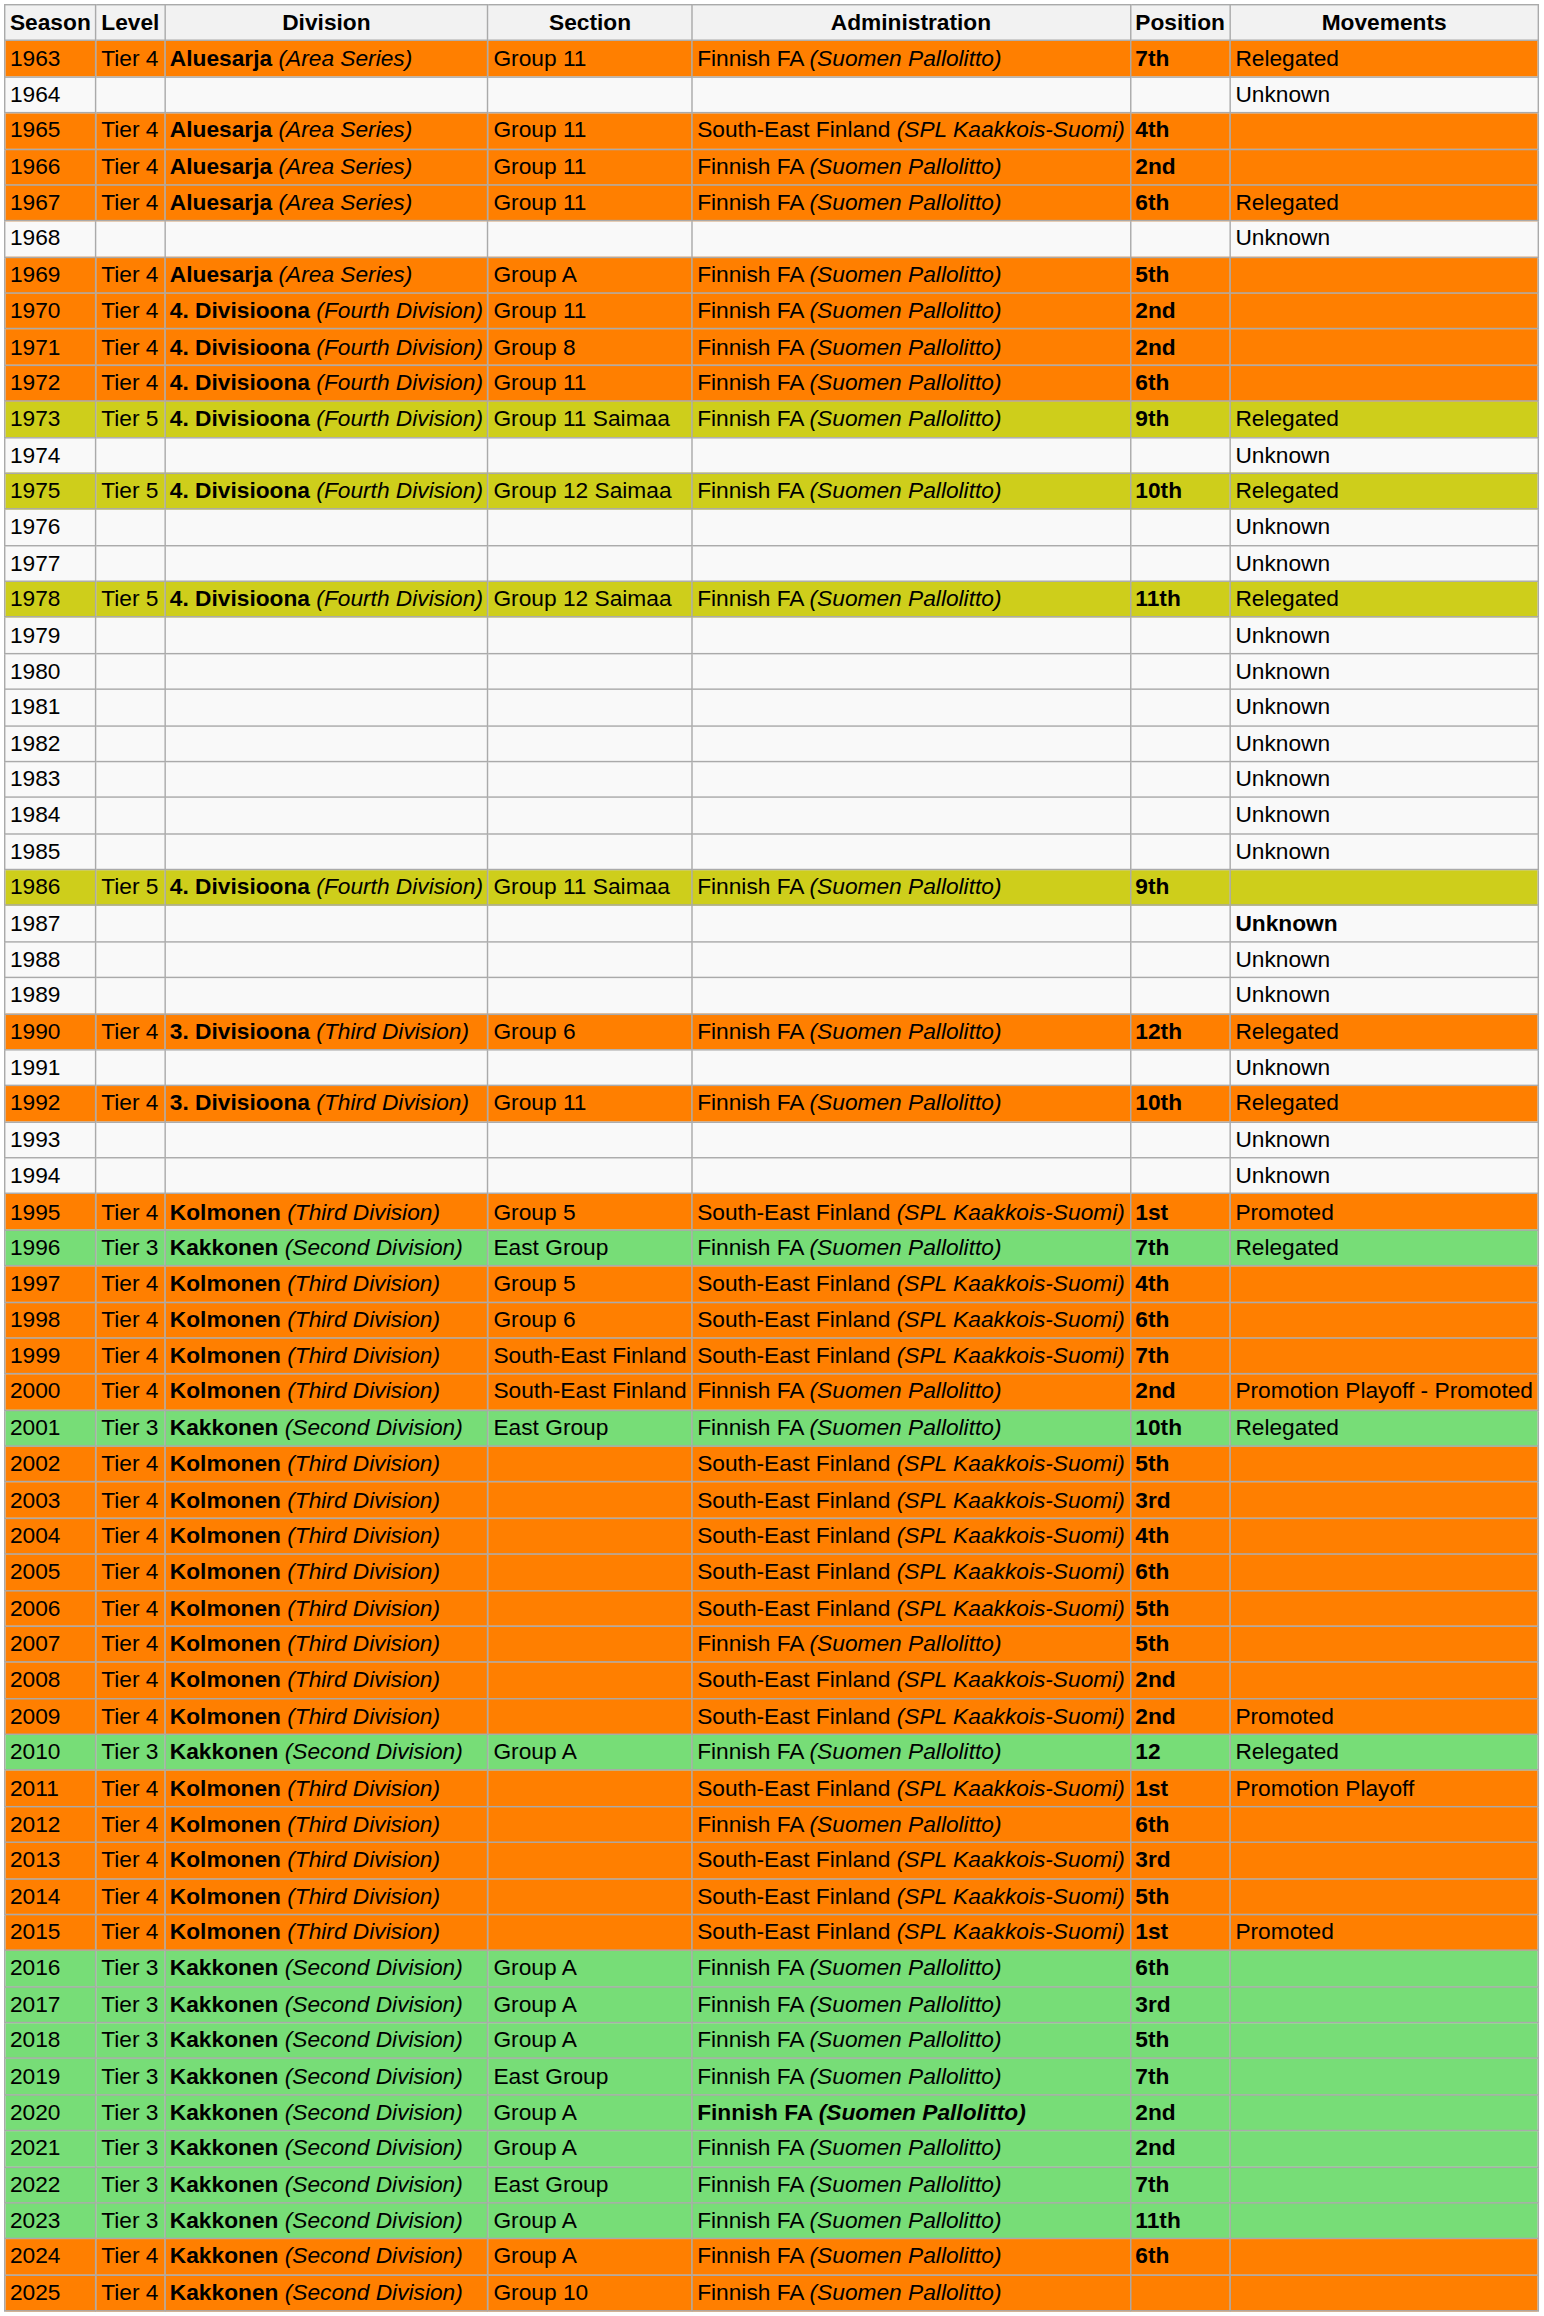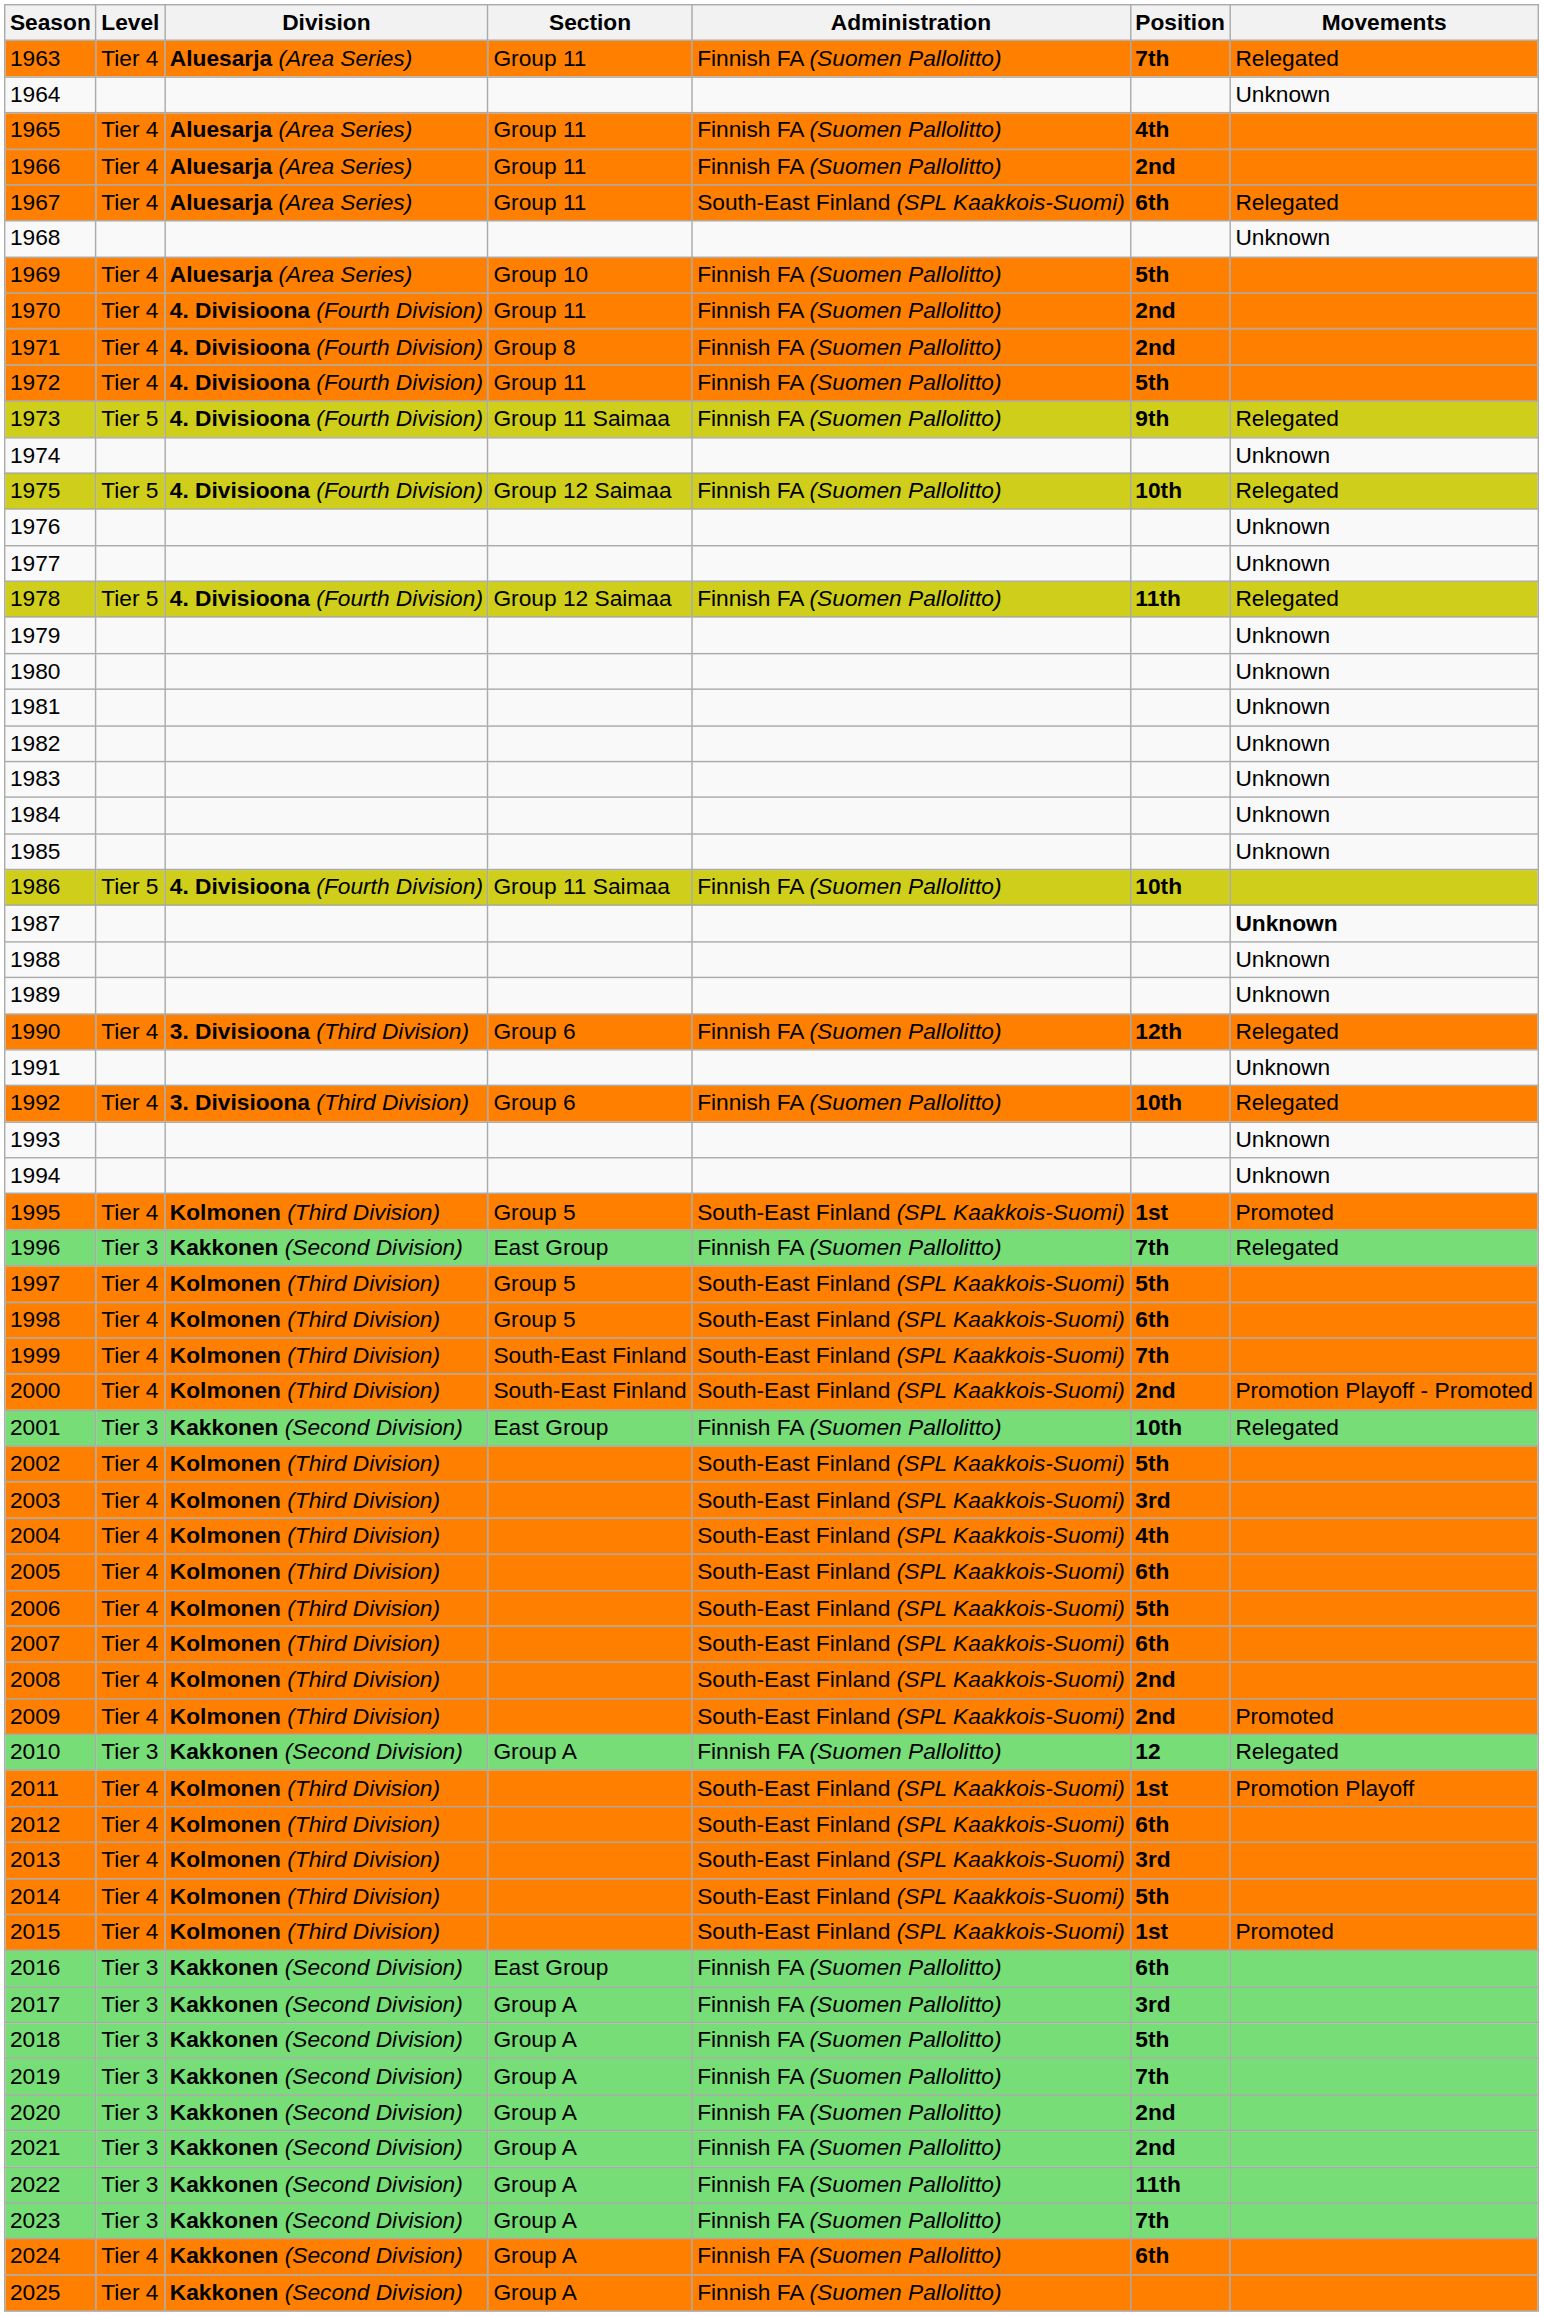(911, 130) South-East Finland (SPL Kaakkois-Suomi) -> (849, 130) Finnish FA (Suomen Pallolitto)
(849, 202) Finnish FA (Suomen Pallolitto) -> (911, 202) South-East Finland (SPL Kaakkois-Suomi)
(535, 274) Group A -> (541, 274) Group 10
(1152, 382) 6th -> (1152, 382) 5th
(1152, 887) 9th -> (1159, 887) 10th
(540, 1103) Group 11 -> (534, 1103) Group 6
(1152, 1283) 4th -> (1152, 1283) 5th
(534, 1319) Group 6 -> (534, 1319) Group 5
(849, 1391) Finnish FA (Suomen Pallolitto) -> (911, 1391) South-East Finland (SPL Kaakkois-Suomi)
(849, 1643) Finnish FA (Suomen Pallolitto) -> (911, 1643) South-East Finland (SPL Kaakkois-Suomi)
(1152, 1643) 5th -> (1152, 1643) 6th
(849, 1824) Finnish FA (Suomen Pallolitto) -> (911, 1824) South-East Finland (SPL Kaakkois-Suomi)
(535, 1968) Group A -> (551, 1968) East Group
(551, 2076) East Group -> (535, 2076) Group A
(861, 2112) bold -> (849, 2112) normal
(551, 2184) East Group -> (535, 2184) Group A
(1152, 2184) 7th -> (1158, 2184) 11th
(1158, 2220) 11th -> (1152, 2220) 7th
(541, 2292) Group 10 -> (535, 2292) Group A
